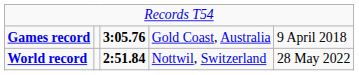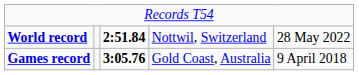rows swapped: (47, 59) <-> (49, 37)
